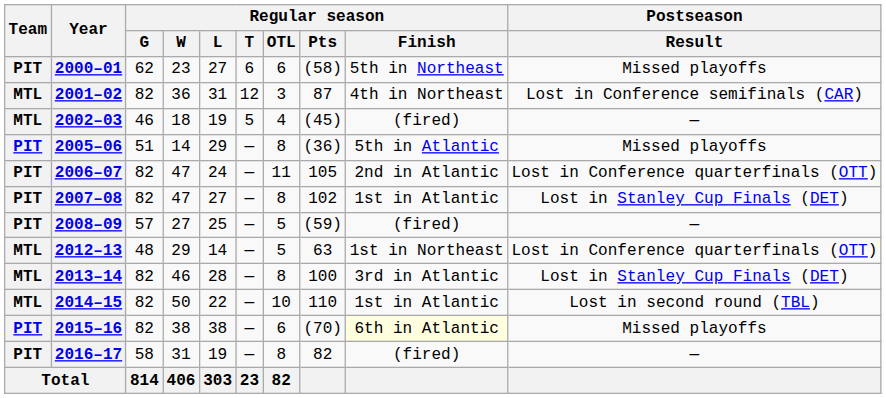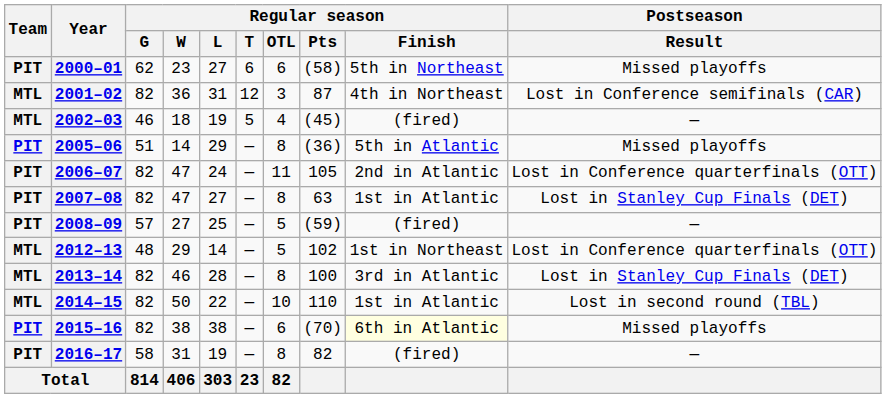(323, 199) 102 -> (323, 199) 63
(323, 251) 63 -> (323, 251) 102
